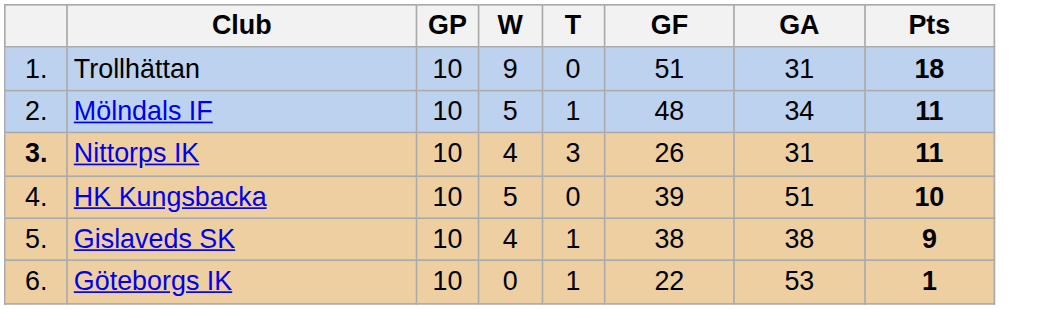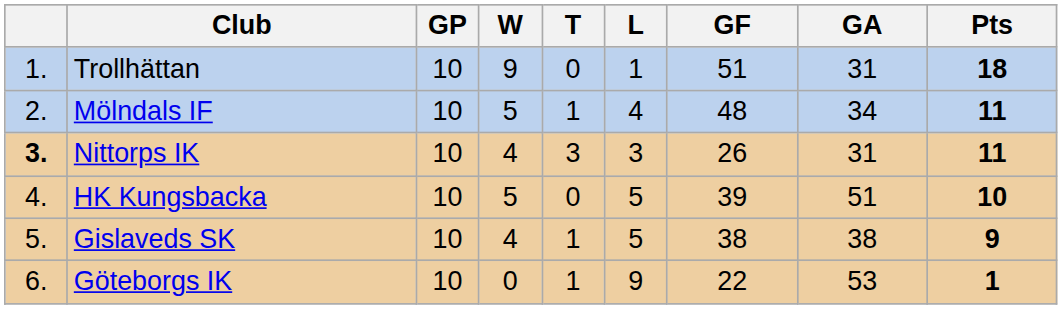+ column: (636, 25)
